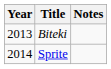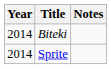(20, 34) 2013 -> (20, 34) 2014
